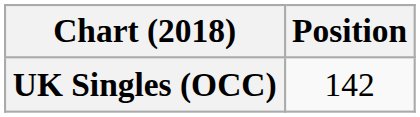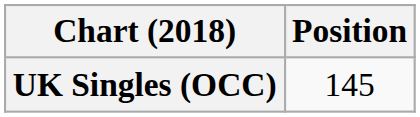(350, 84) 142 -> (350, 84) 145
